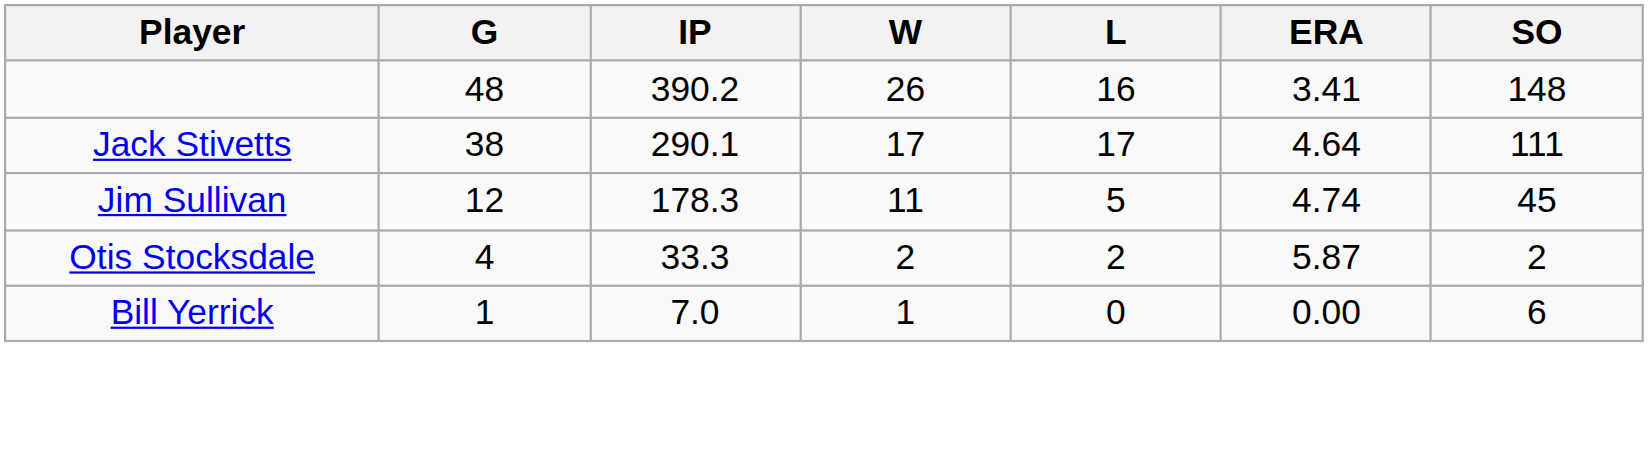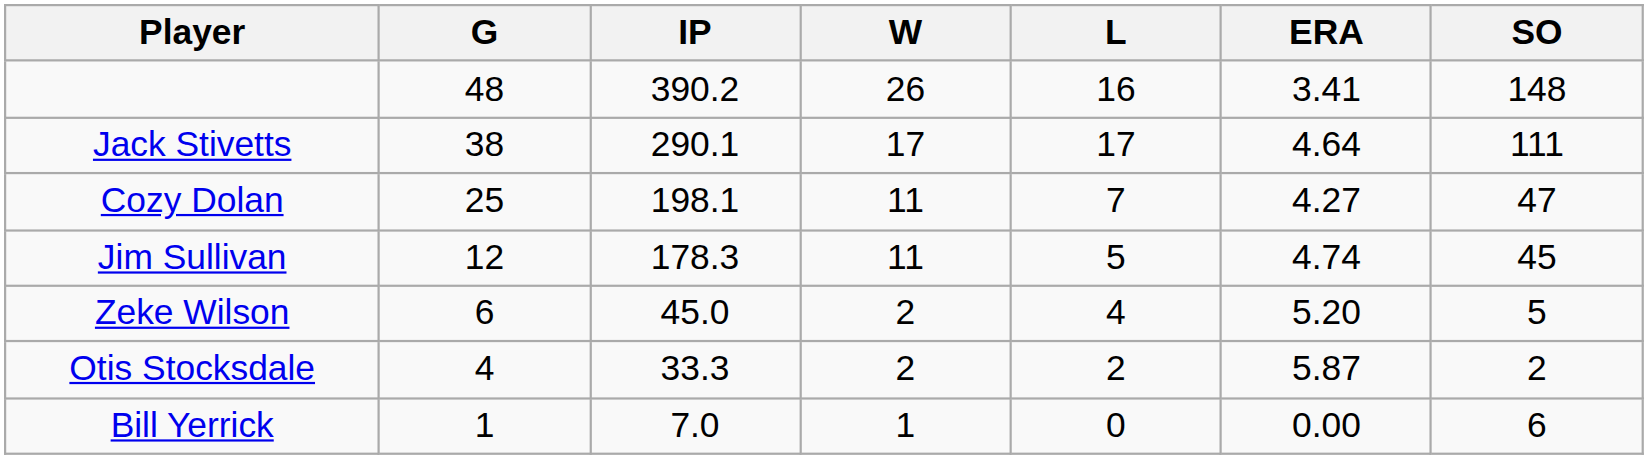+ row: (192, 200)
+ row: (192, 312)
